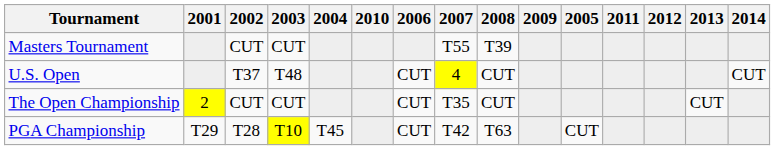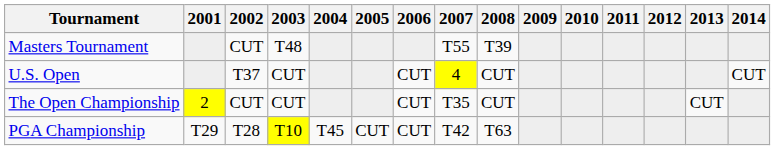columns swapped: (582, 18) <-> (372, 18)
(288, 46) CUT -> (288, 46) T48
(288, 74) T48 -> (288, 74) CUT
